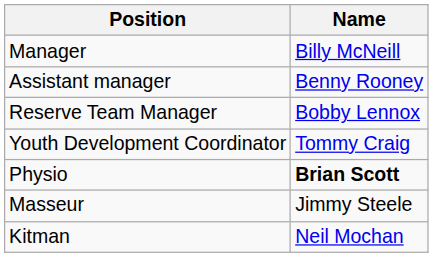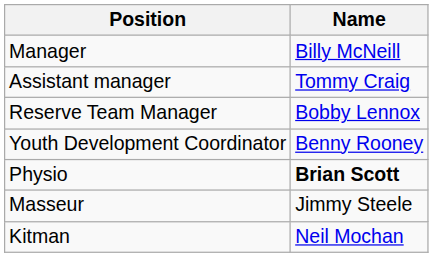(359, 81) Benny Rooney -> (353, 81) Tommy Craig
(353, 143) Tommy Craig -> (359, 143) Benny Rooney
